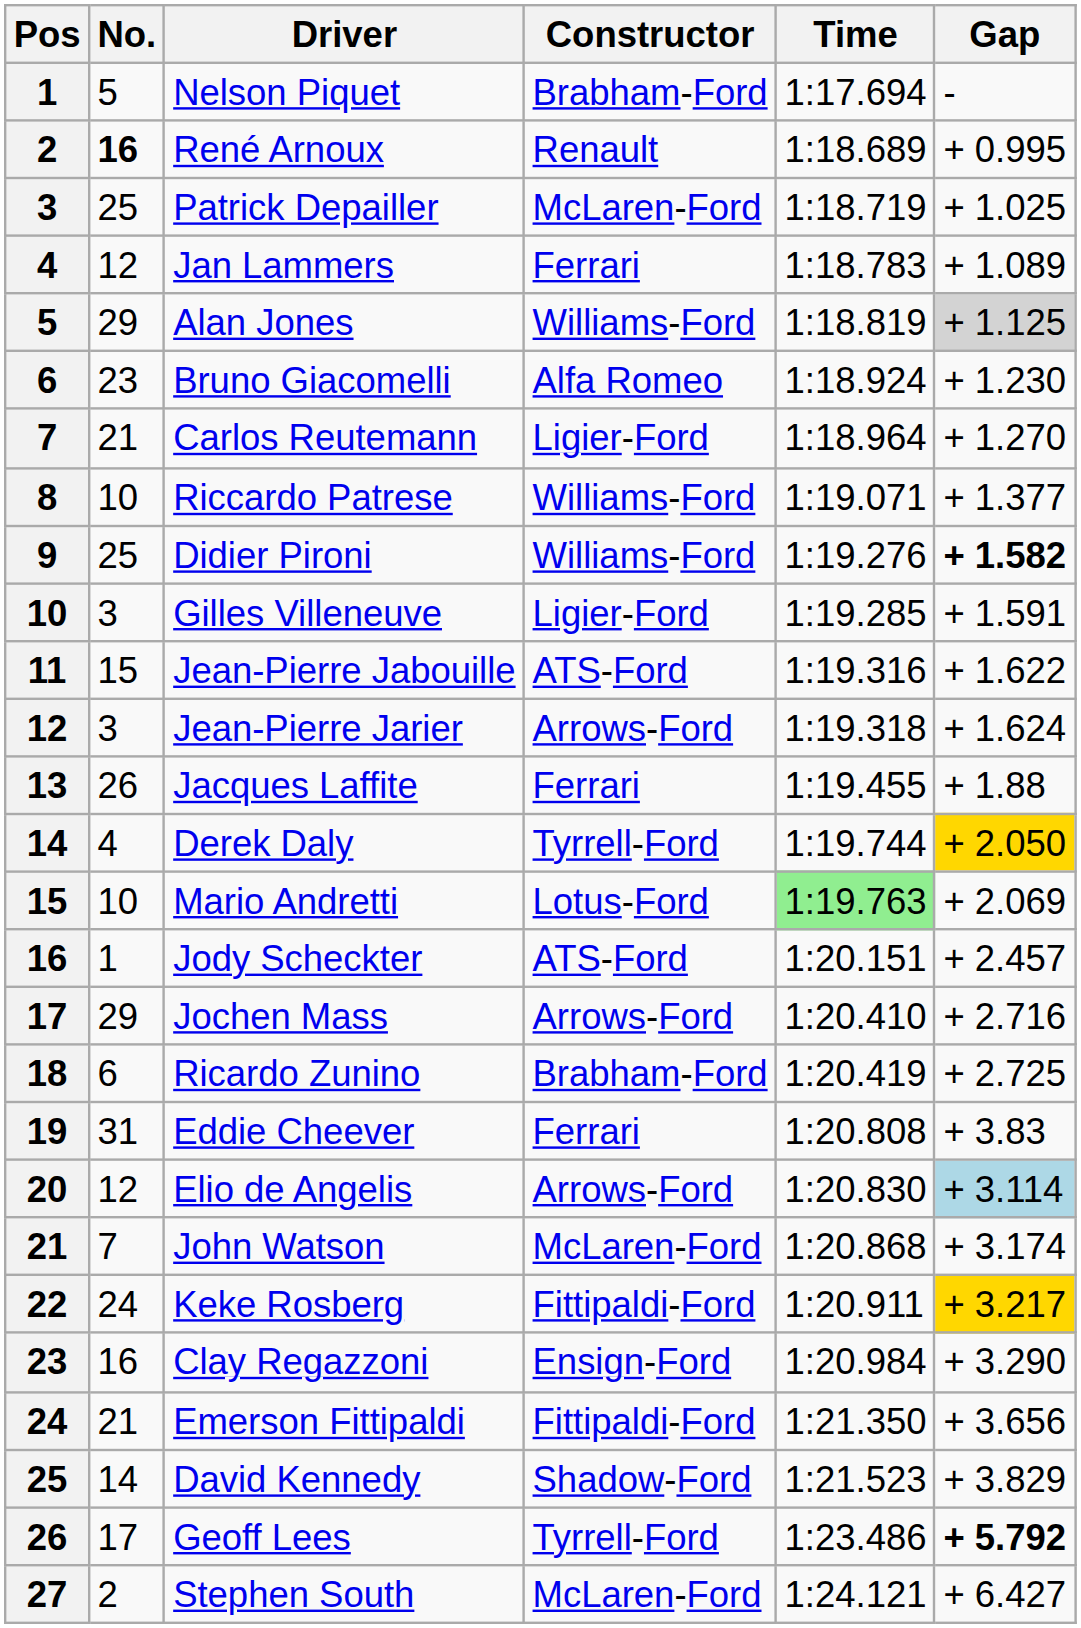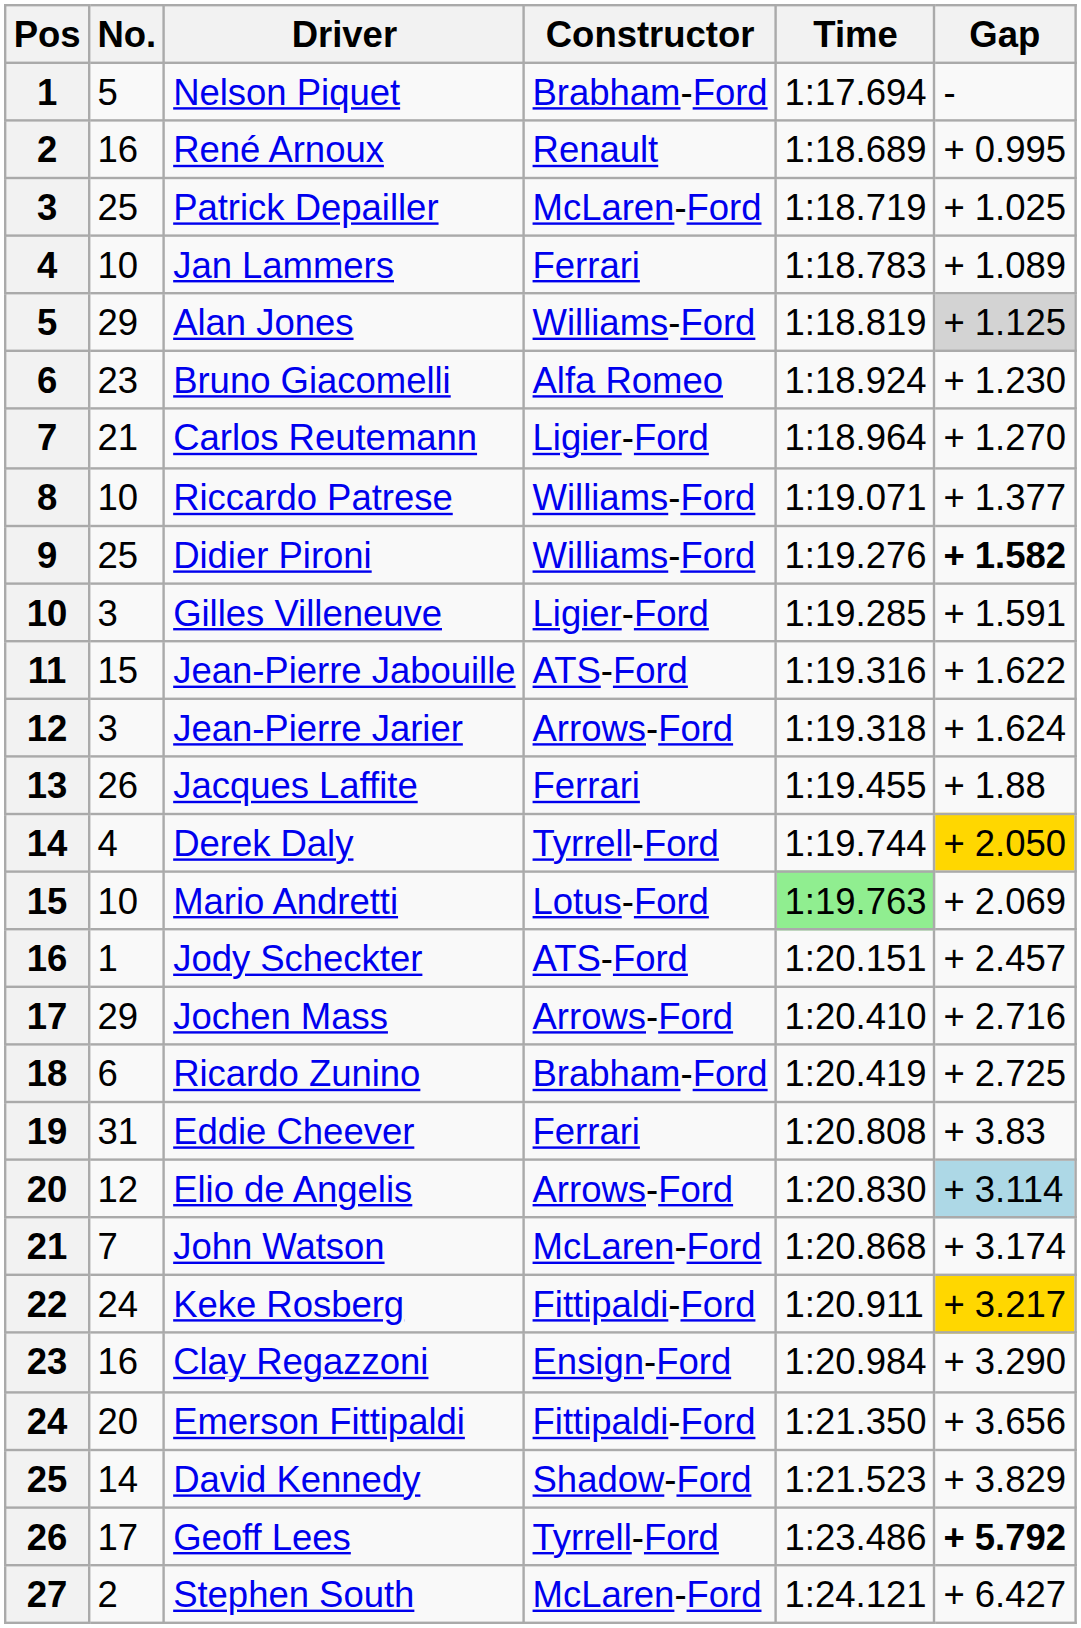(118, 150) bold -> (118, 150) normal
(118, 265) 12 -> (118, 265) 10
(118, 1420) 21 -> (118, 1420) 20
